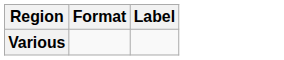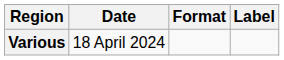+ column: (119, 17)
